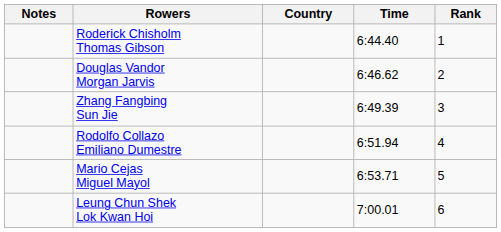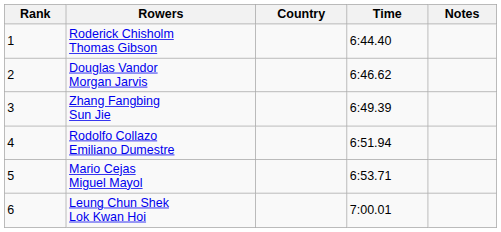columns swapped: (466, 14) <-> (39, 14)
